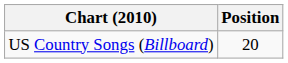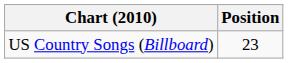(250, 44) 20 -> (250, 44) 23
